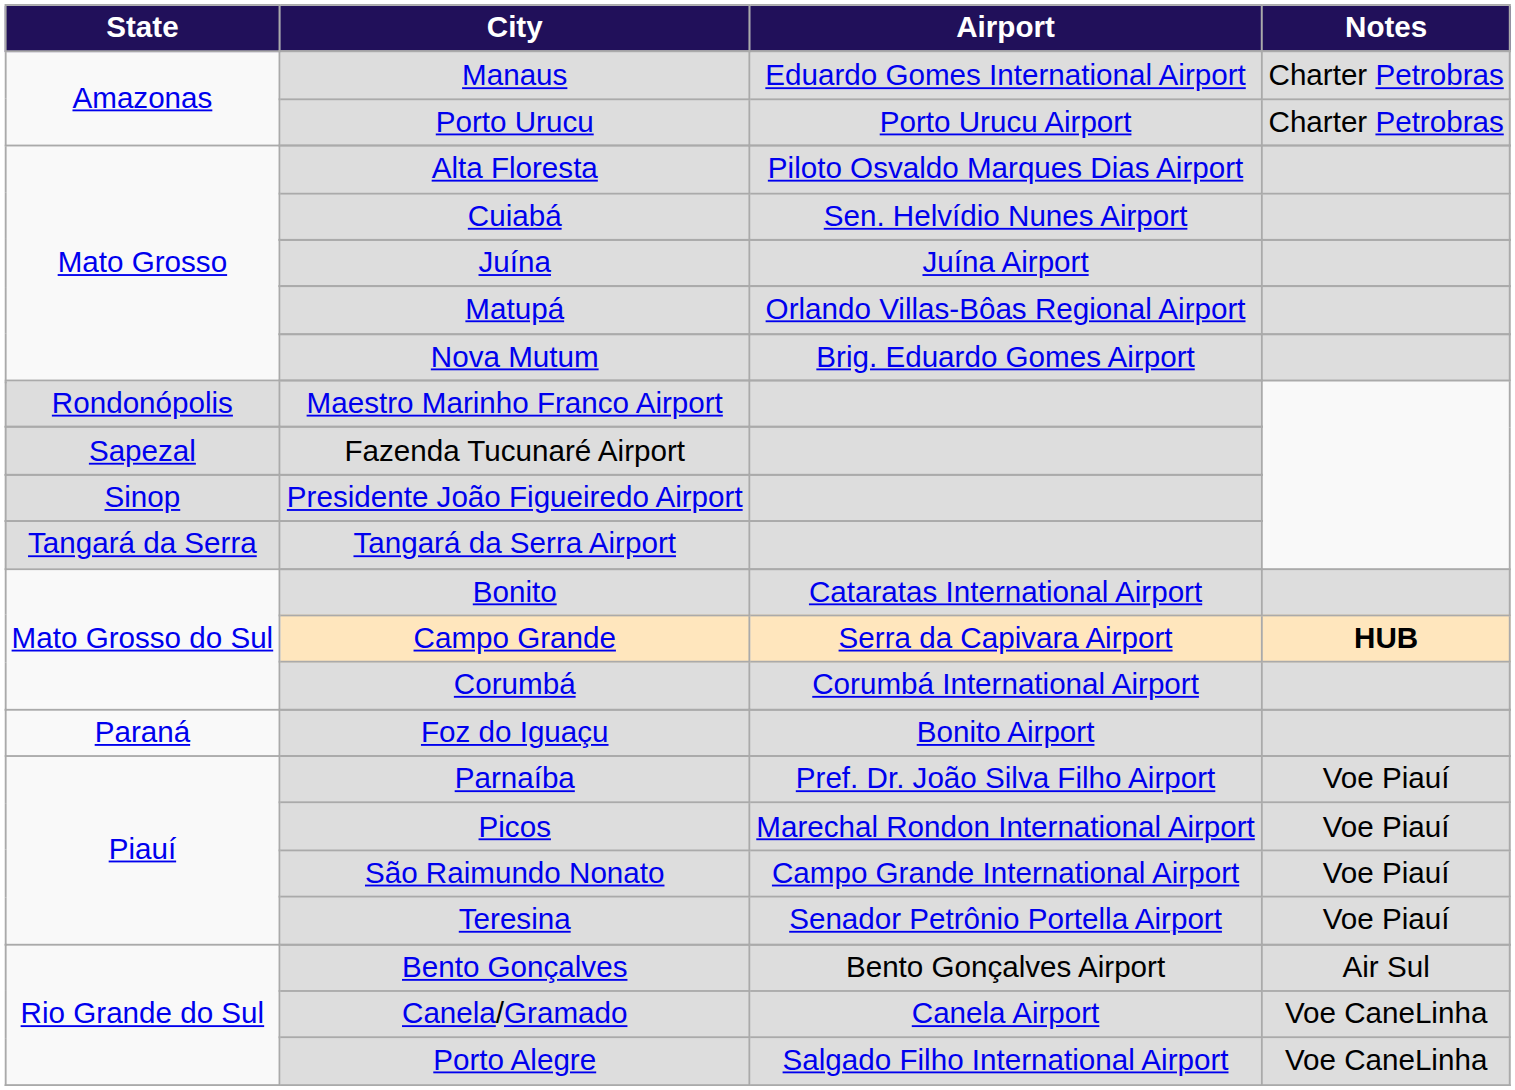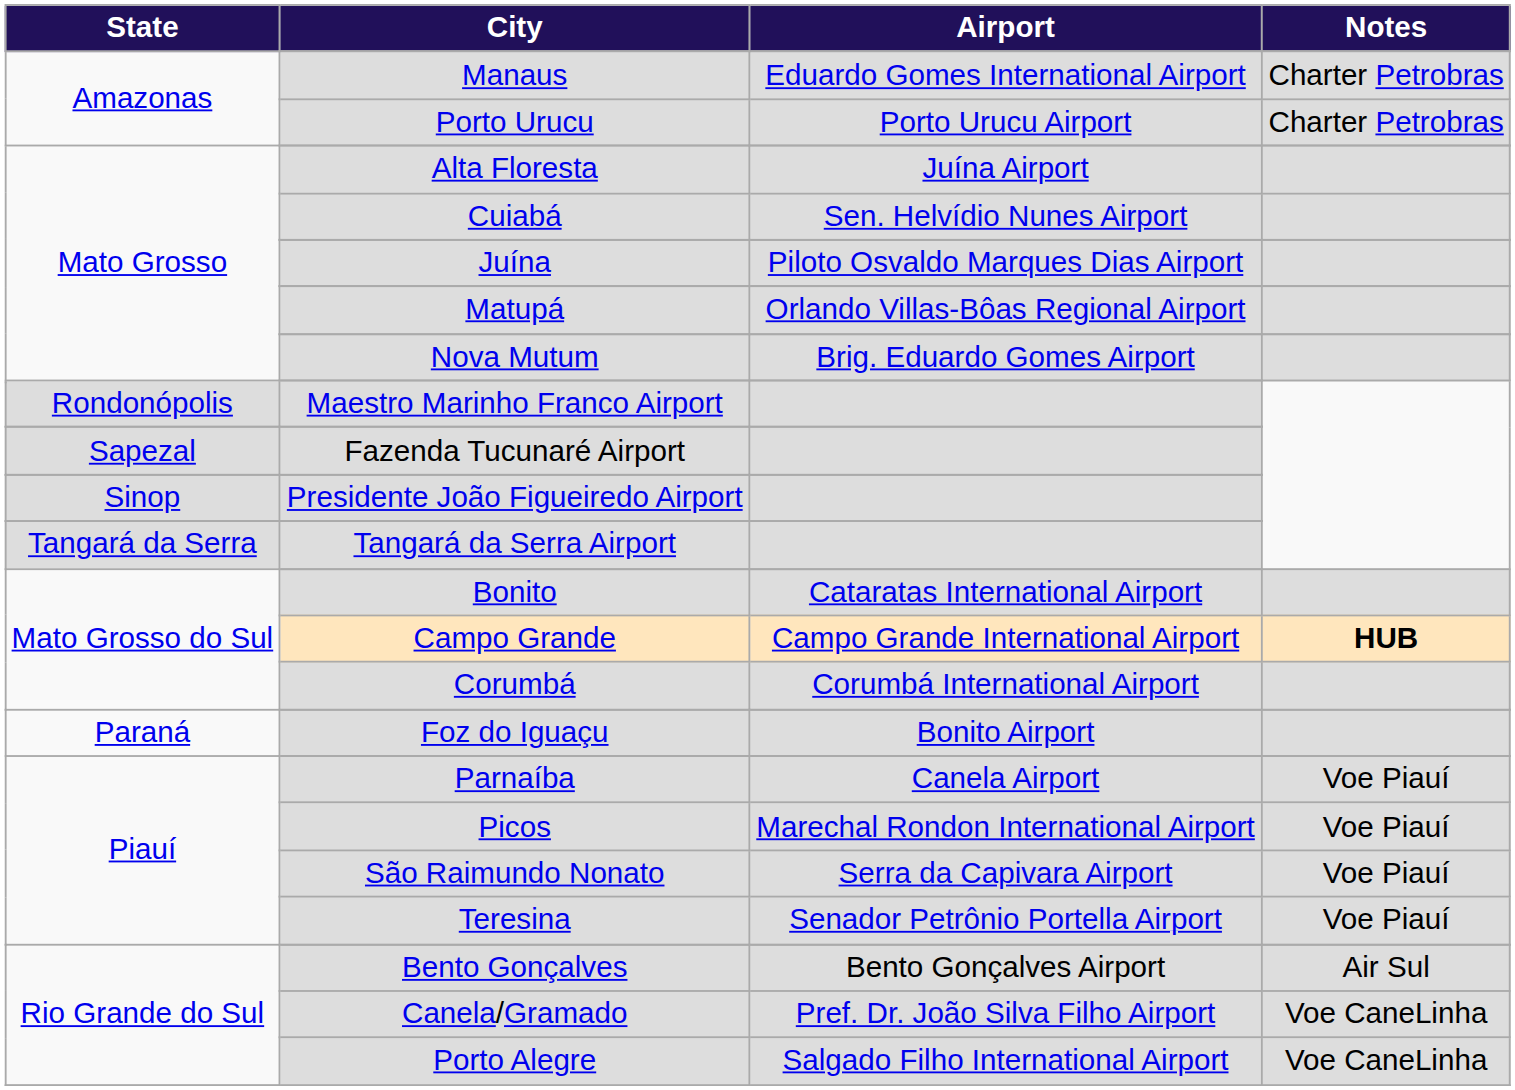(1006, 168) Piloto Osvaldo Marques Dias Airport -> (1006, 168) Juína Airport
(1006, 262) Juína Airport -> (1006, 262) Piloto Osvaldo Marques Dias Airport
(1006, 638) Serra da Capivara Airport -> (1006, 638) Campo Grande International Airport
(1006, 779) Pref. Dr. João Silva Filho Airport -> (1006, 779) Canela Airport
(1006, 872) Campo Grande International Airport -> (1006, 872) Serra da Capivara Airport
(1006, 1013) Canela Airport -> (1006, 1013) Pref. Dr. João Silva Filho Airport
